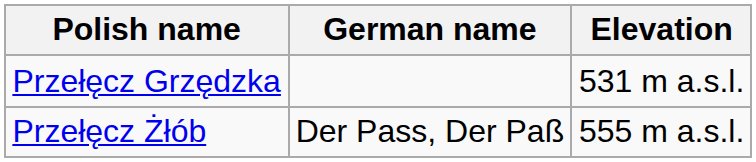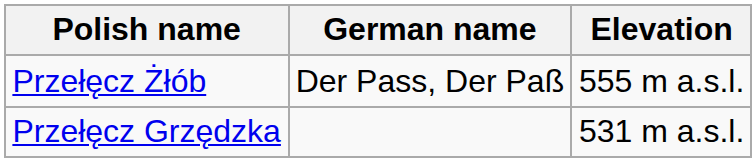rows swapped: (147, 80) <-> (109, 131)
